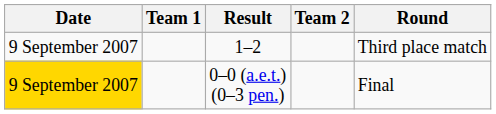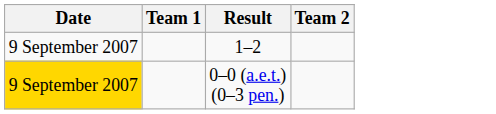- column: (422, 18)
